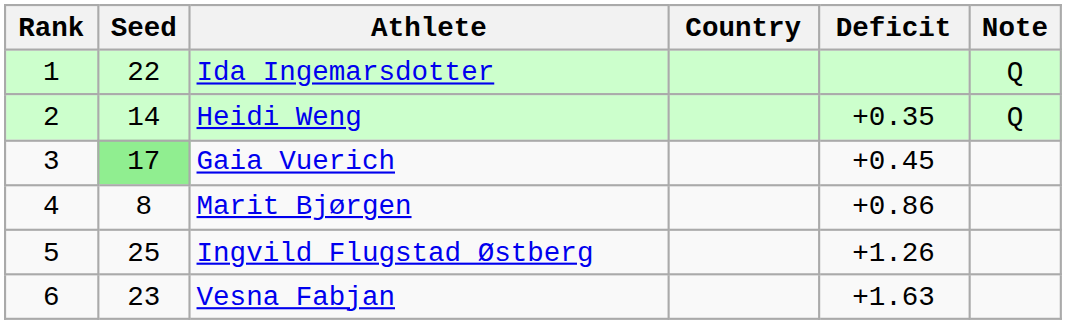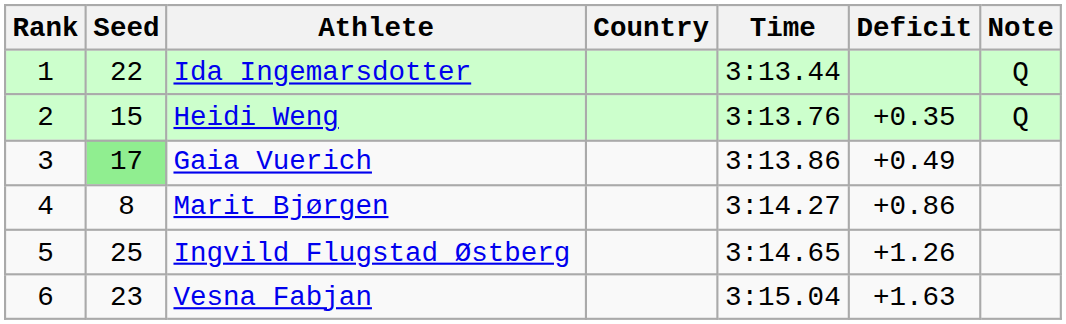+ column: (783, 28)
(144, 117) 14 -> (126, 117) 15
(894, 162) +0.45 -> (914, 162) +0.49
